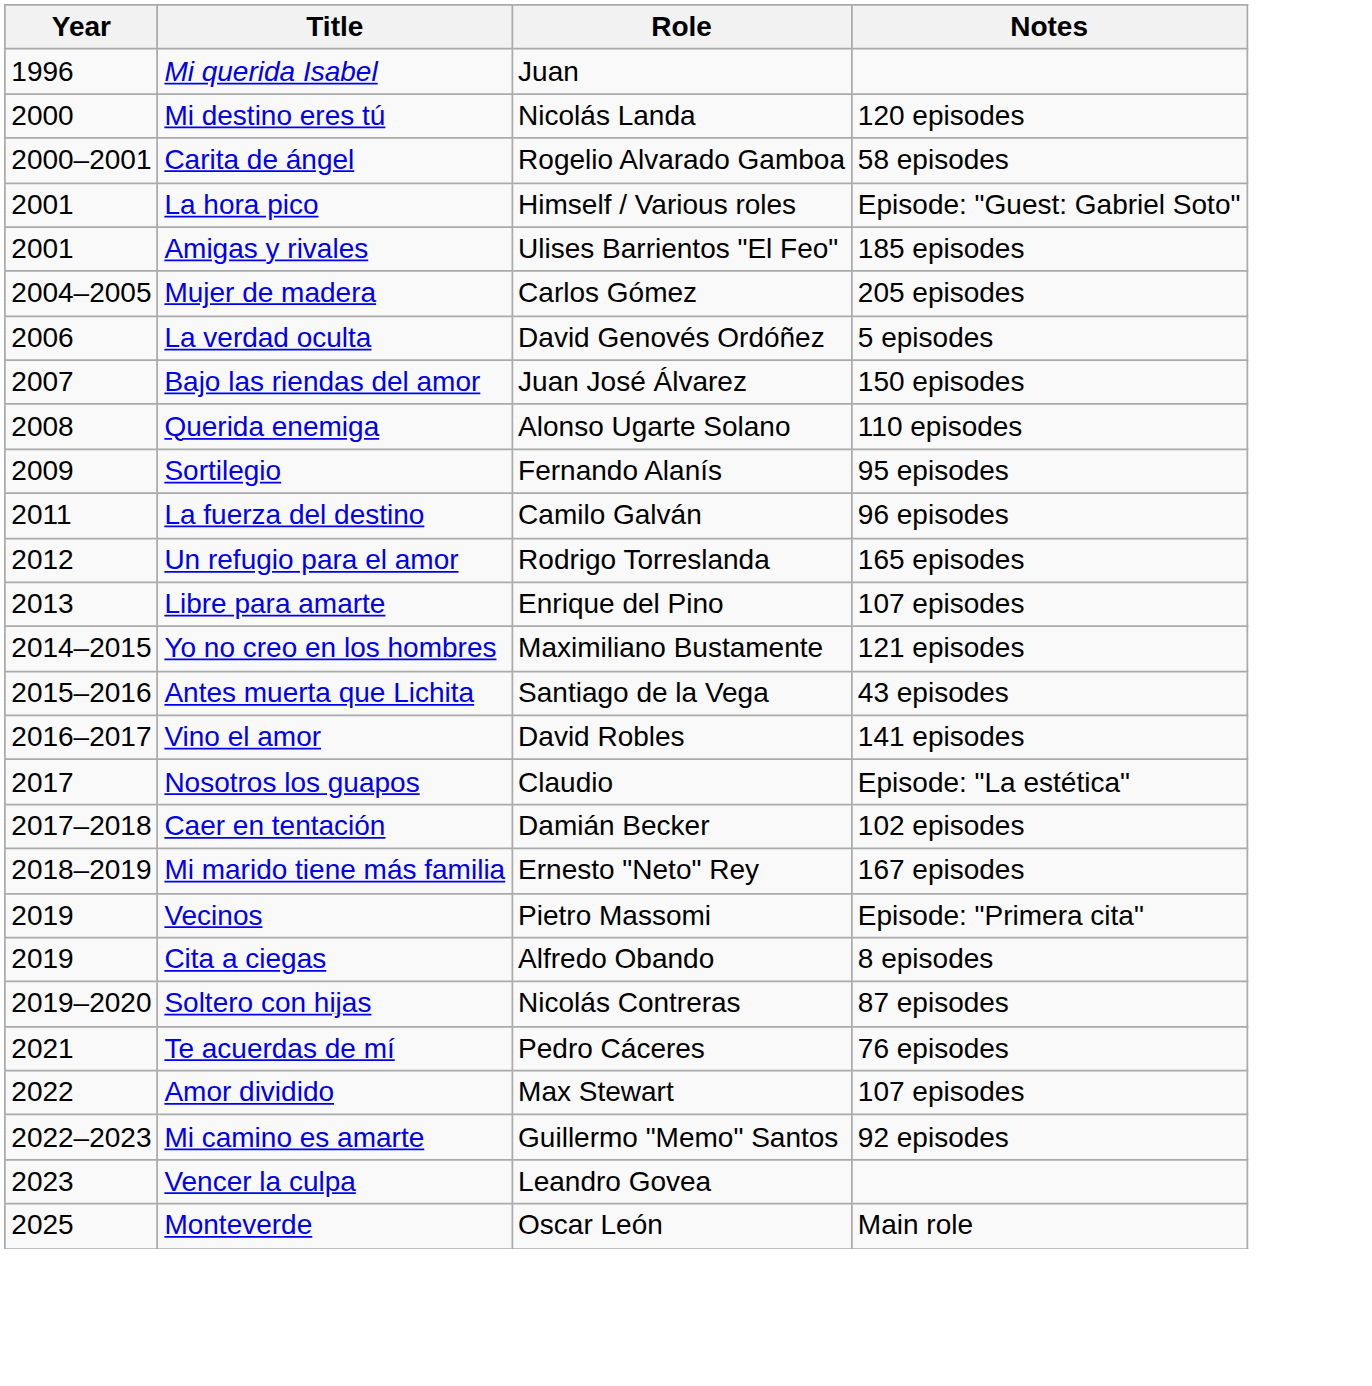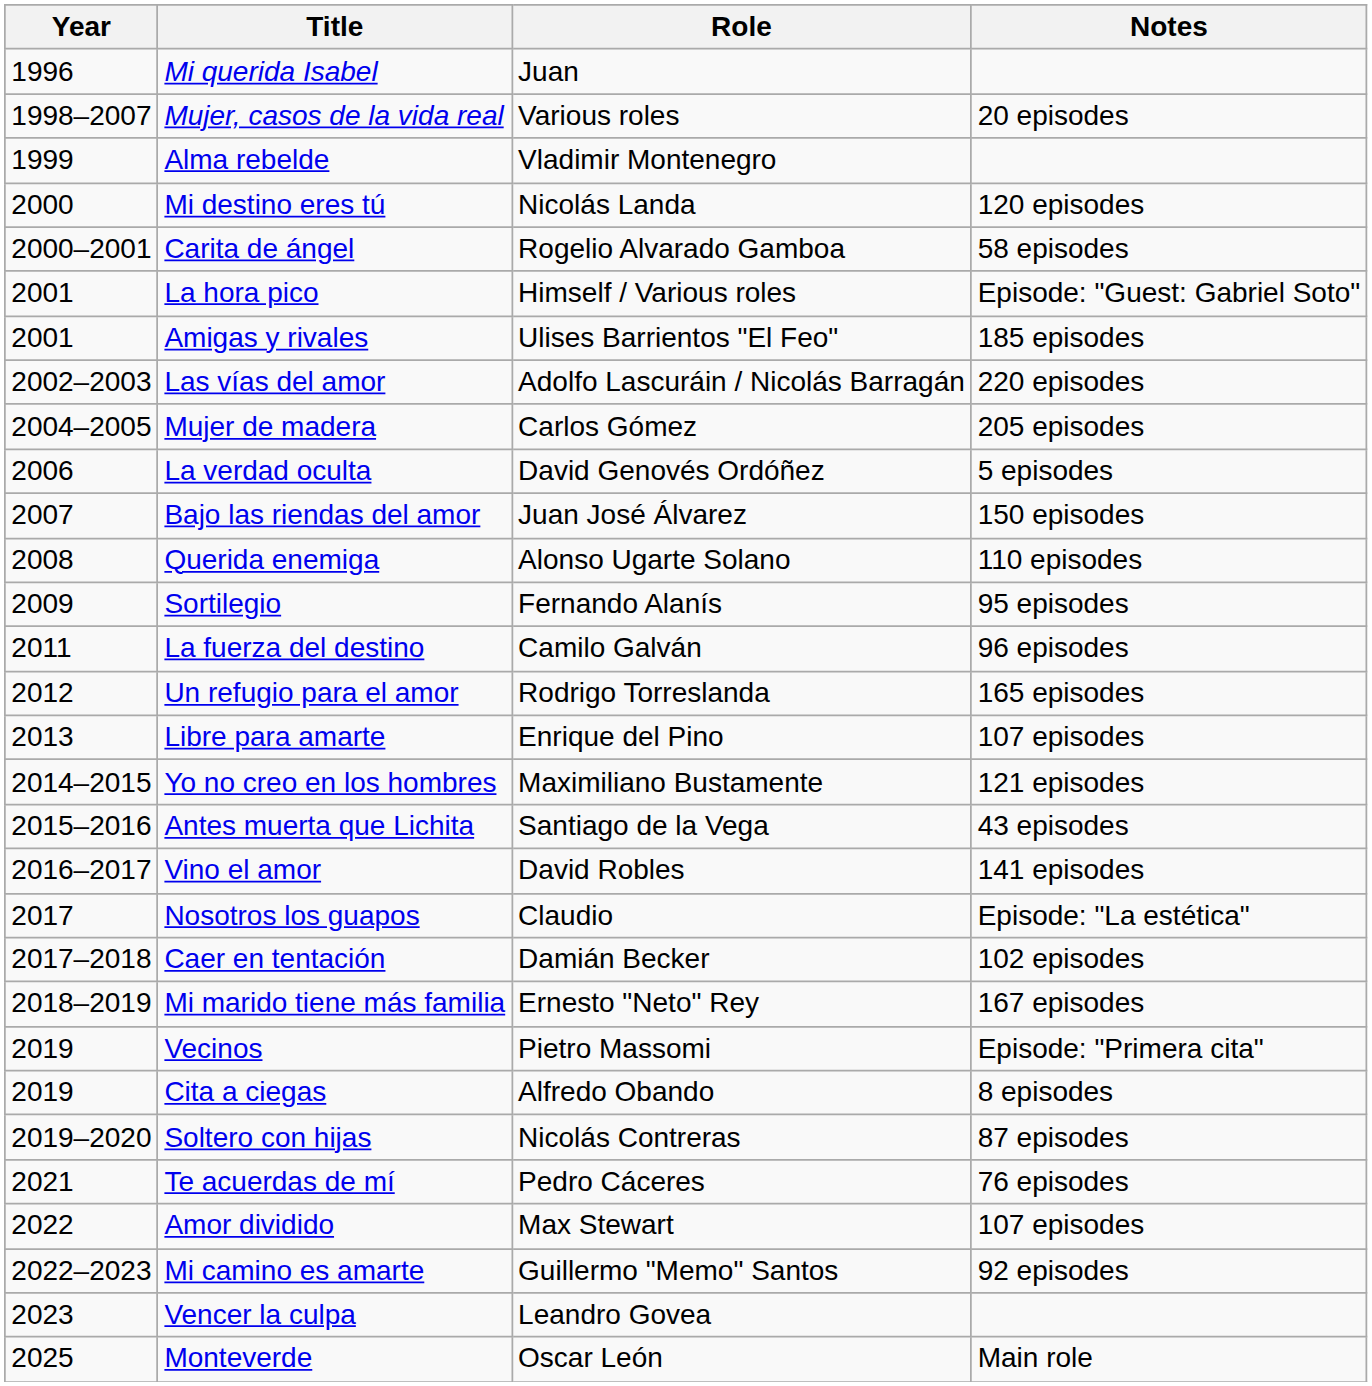+ row: (334, 115)
+ row: (247, 159)
+ row: (275, 381)
